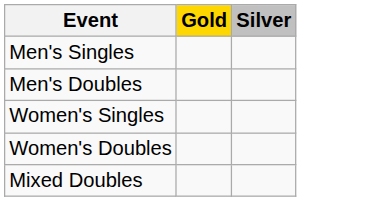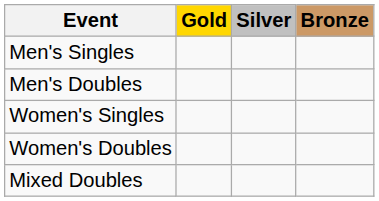+ column: (335, 20)
